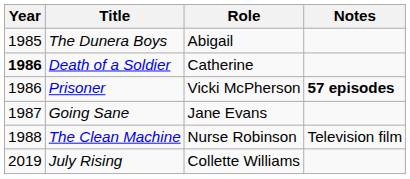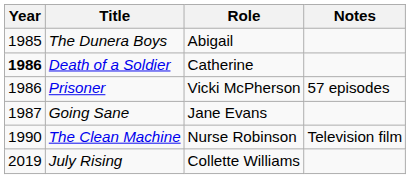(351, 88) bold -> (349, 88) normal
(25, 137) 1988 -> (25, 137) 1990
